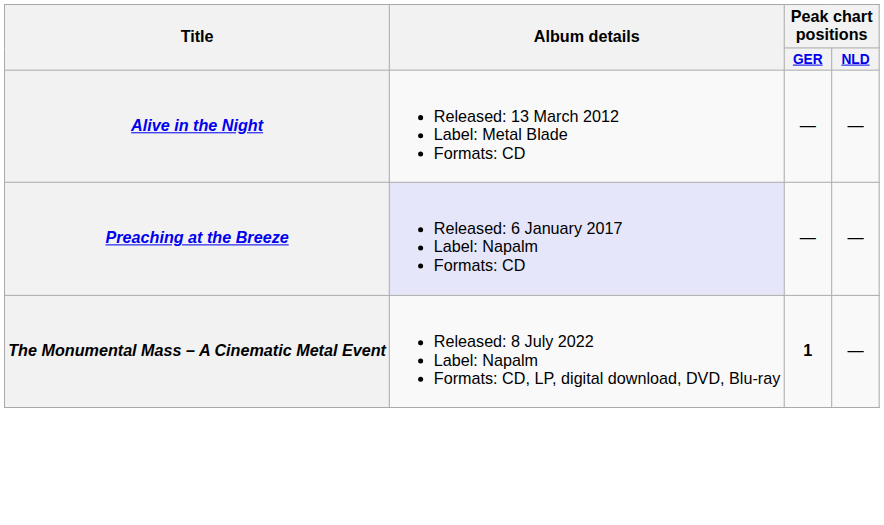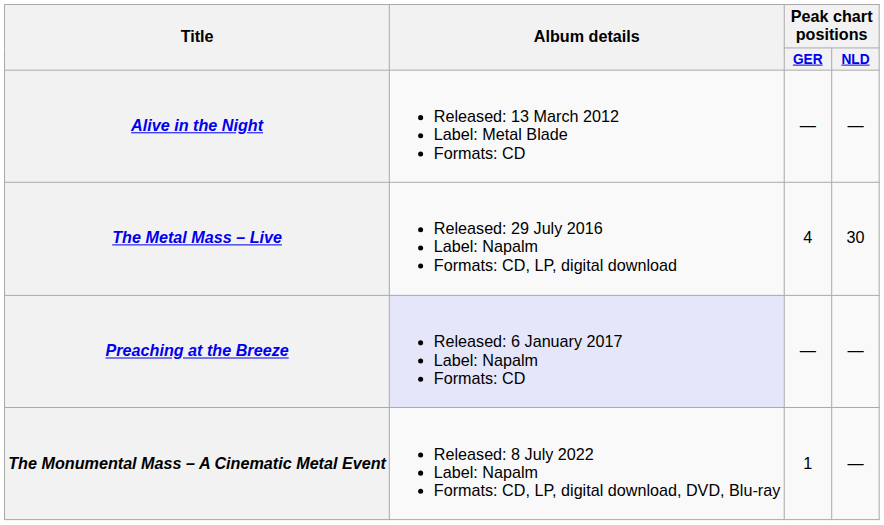+ row: (197, 238)
(808, 351) bold -> (808, 463) normal
